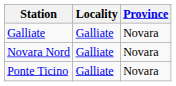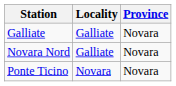(95, 71) Galliate -> (93, 71) Novara
